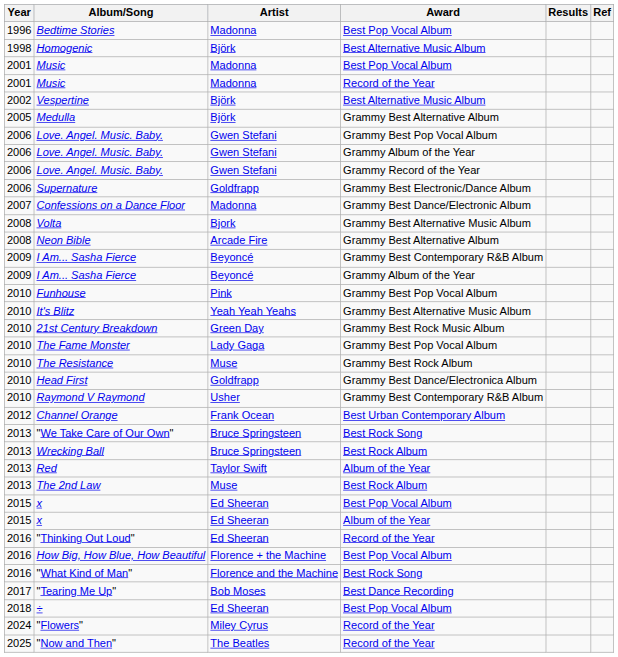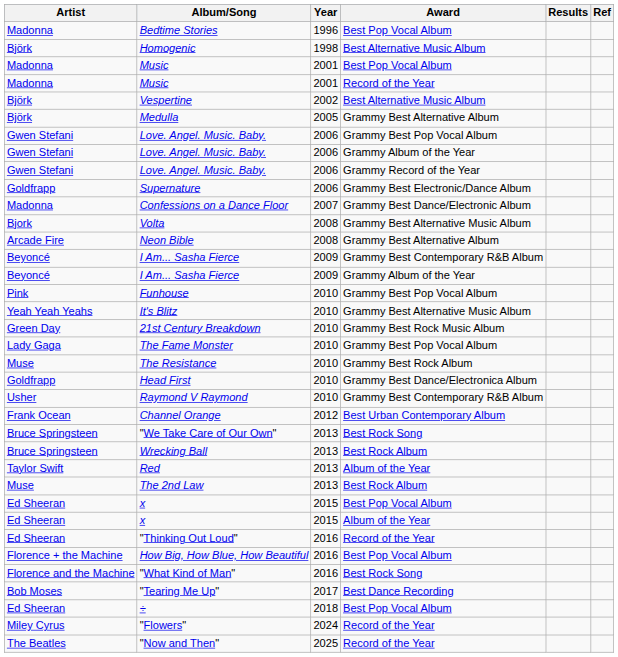columns swapped: (19, 13) <-> (274, 13)
